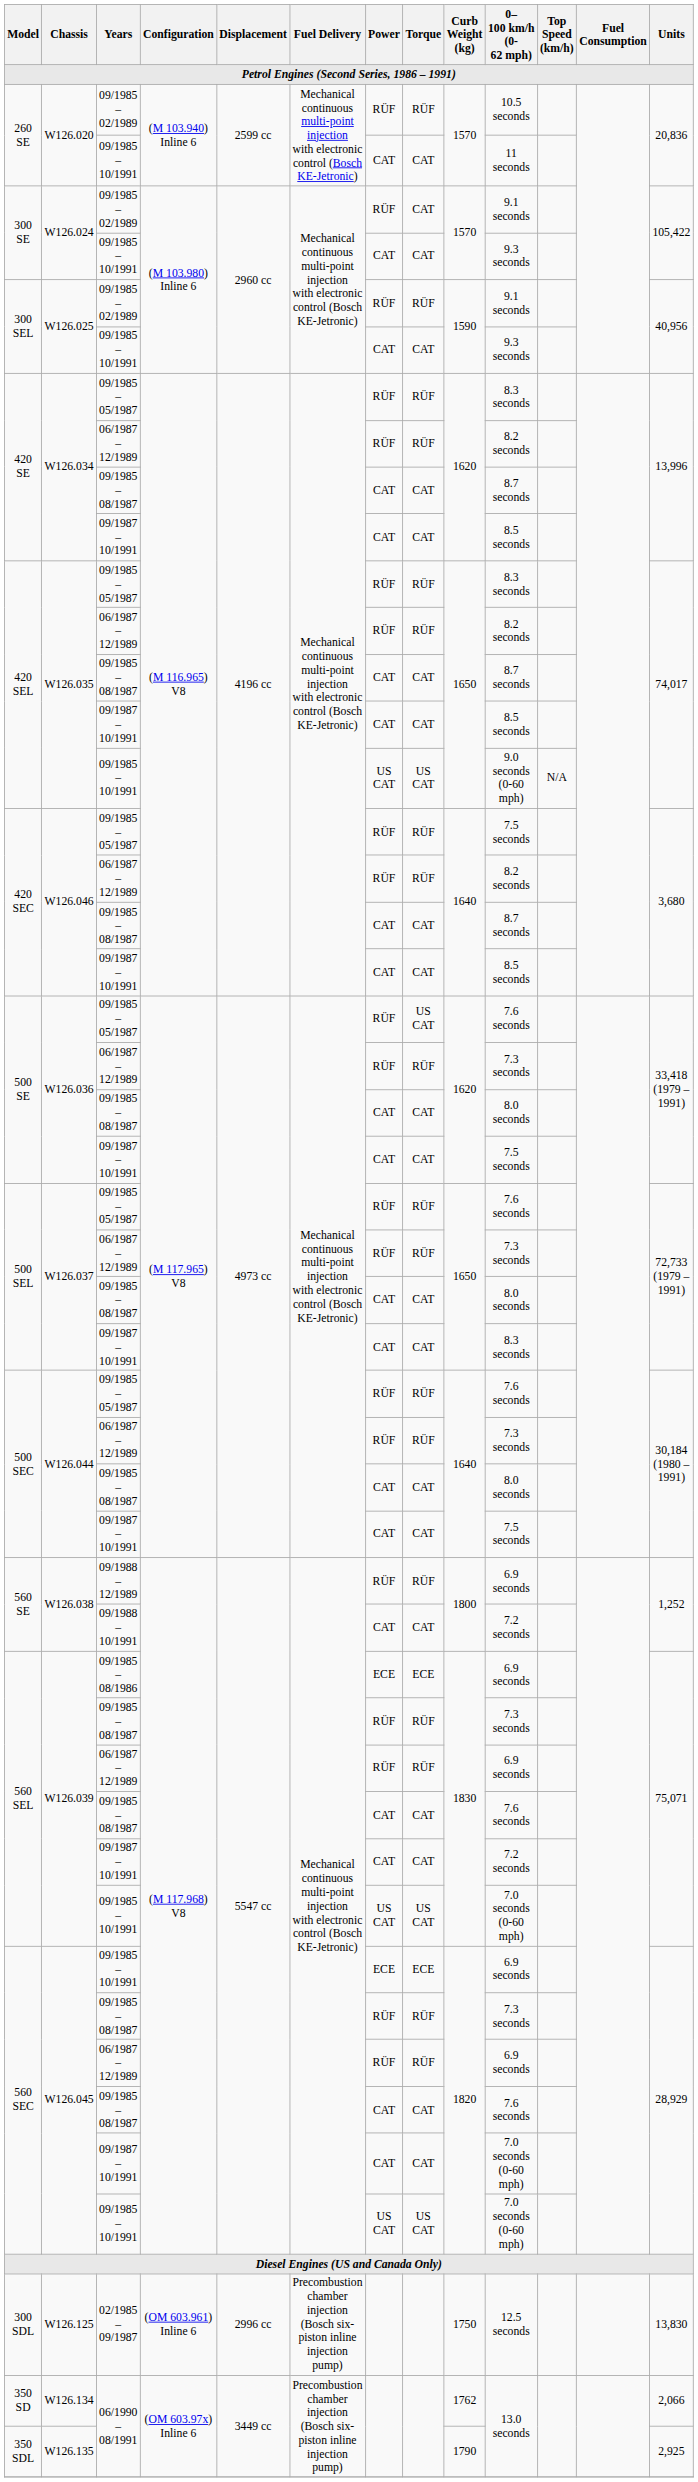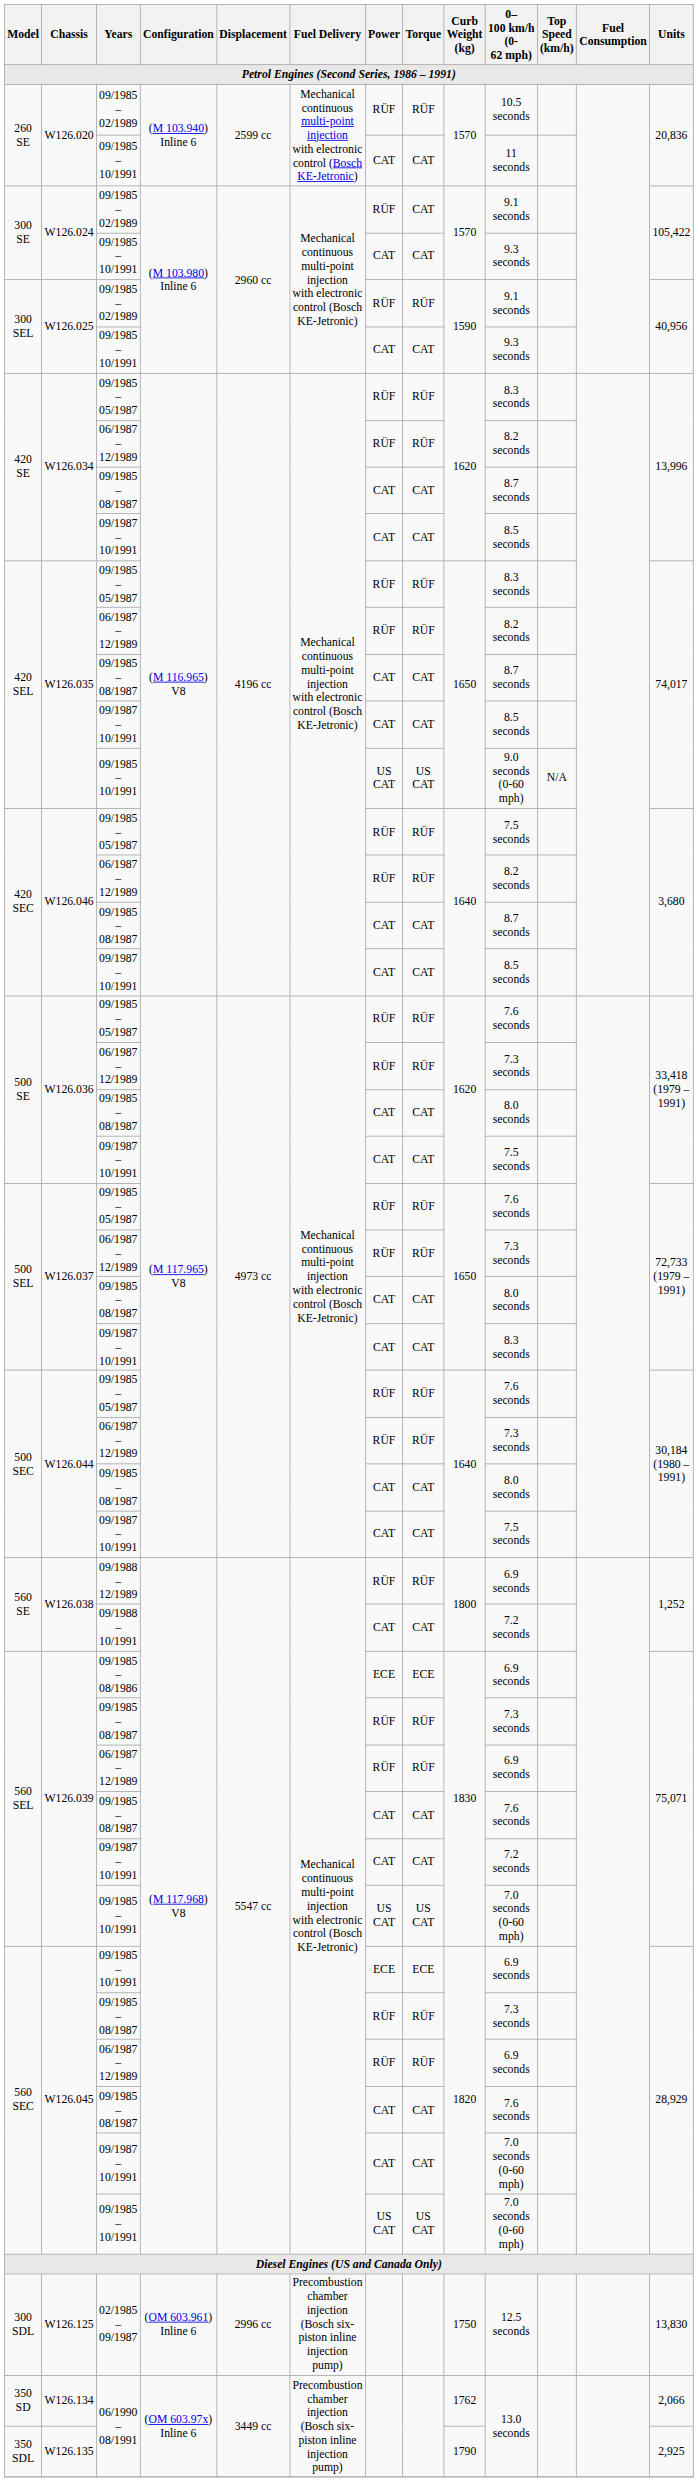(423, 1018) US CAT -> (423, 1018) RÜF
